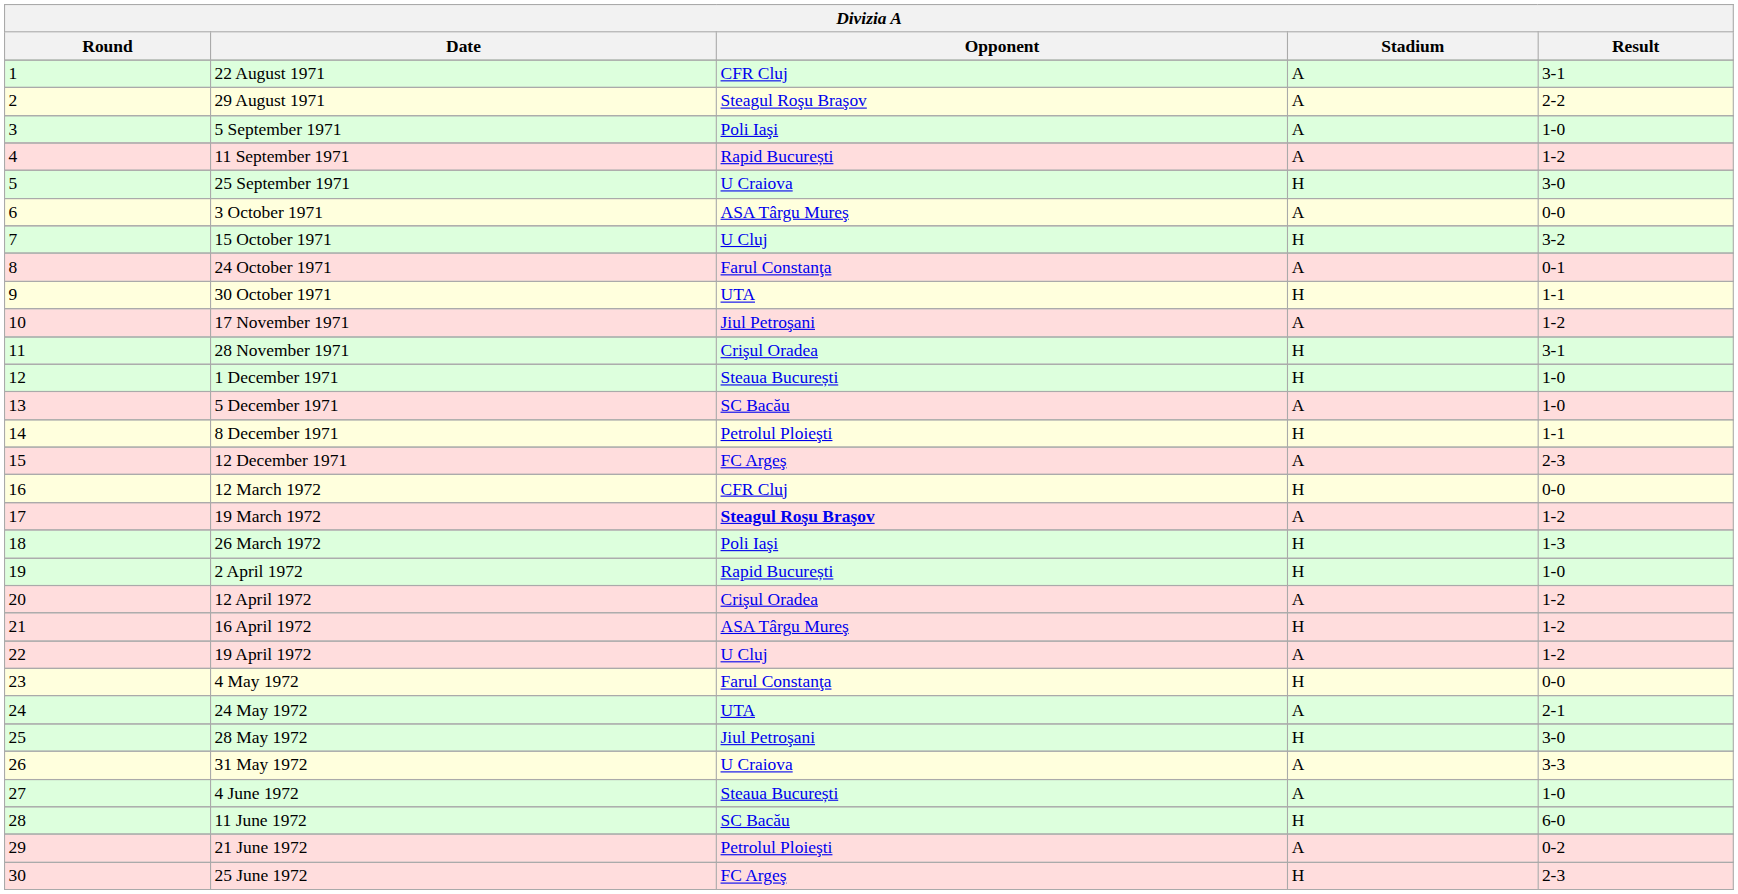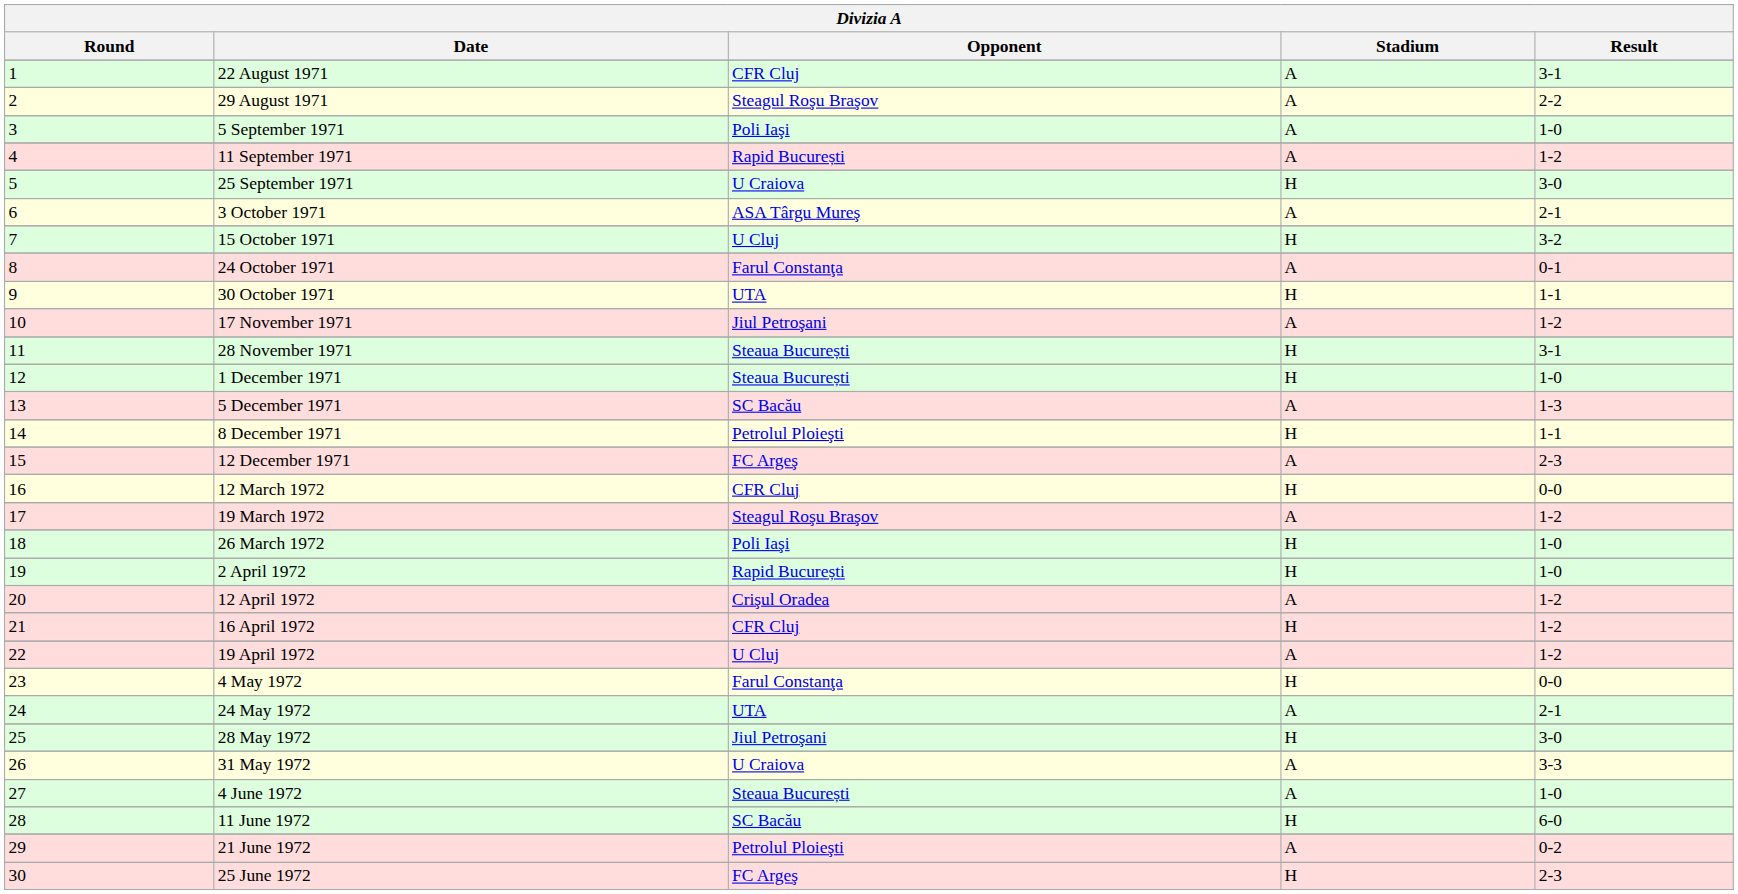(1554, 211) 0-0 -> (1550, 211) 2-1
(769, 350) Crişul Oradea -> (791, 350) Steaua București
(1554, 405) 1-0 -> (1550, 405) 1-3
(798, 516) bold -> (805, 516) normal
(1554, 543) 1-3 -> (1550, 543) 1-0
(785, 626) ASA Târgu Mureş -> (766, 626) CFR Cluj
